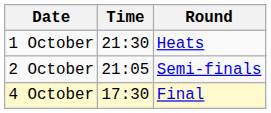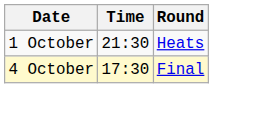- row: (51, 69)
